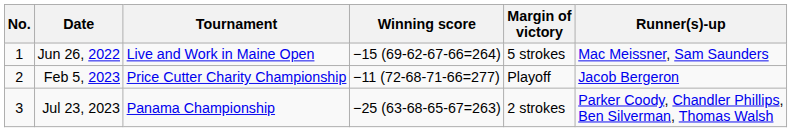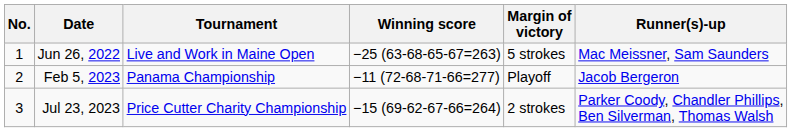(427, 55) −15 (69-62-67-66=264) -> (427, 55) −25 (63-68-65-67=263)
(237, 77) Price Cutter Charity Championship -> (201, 77) Panama Championship
(201, 108) Panama Championship -> (237, 108) Price Cutter Charity Championship
(427, 108) −25 (63-68-65-67=263) -> (427, 108) −15 (69-62-67-66=264)
